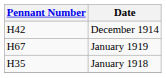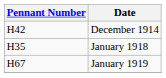rows swapped: (119, 64) <-> (119, 47)
